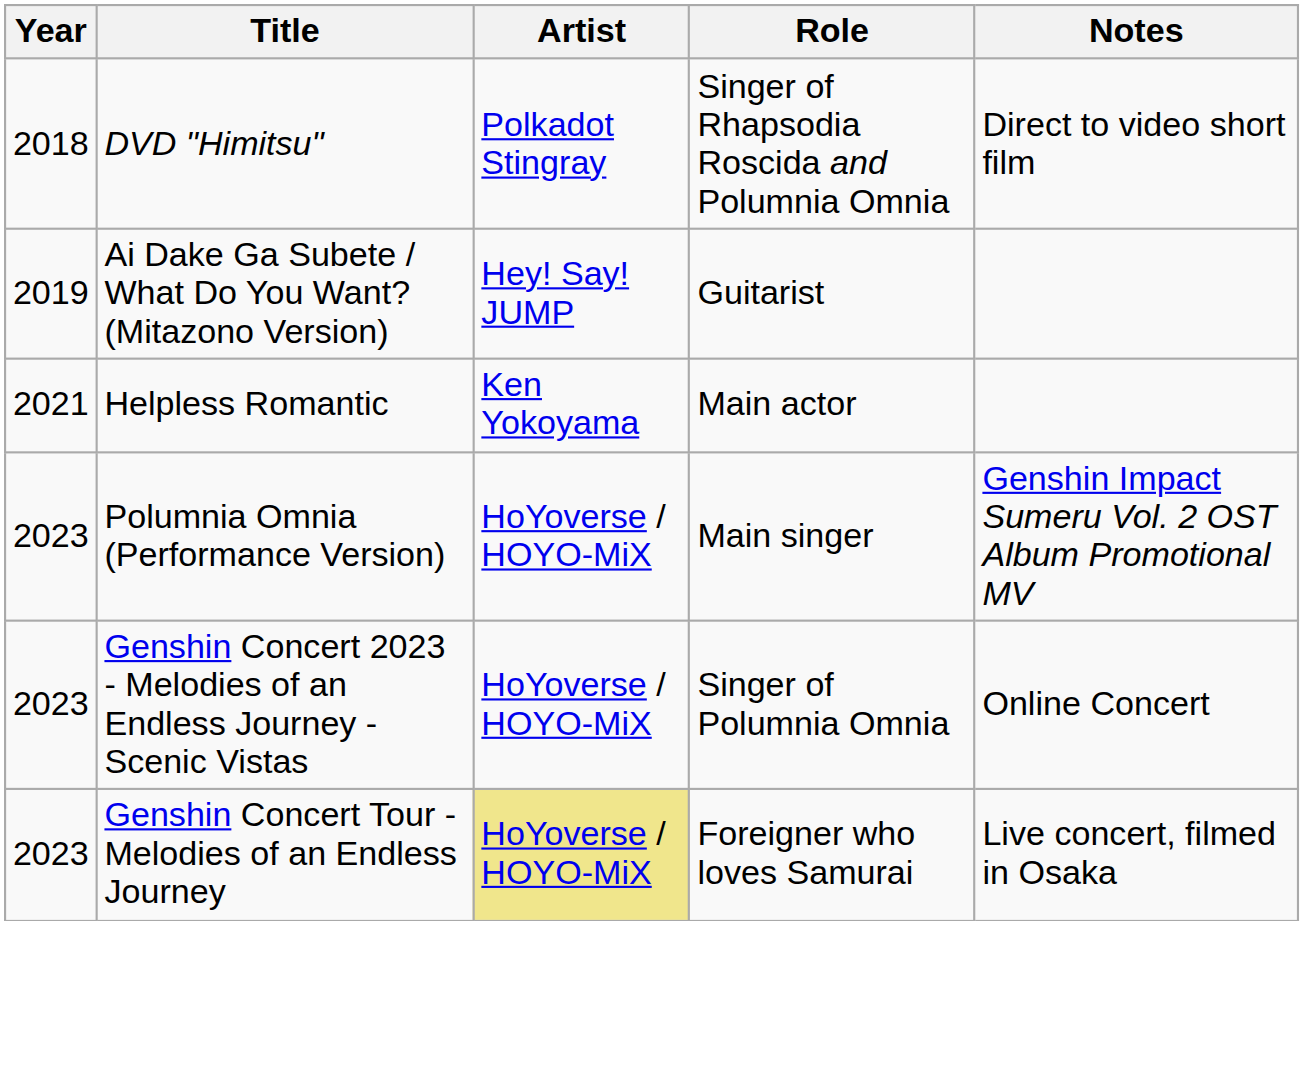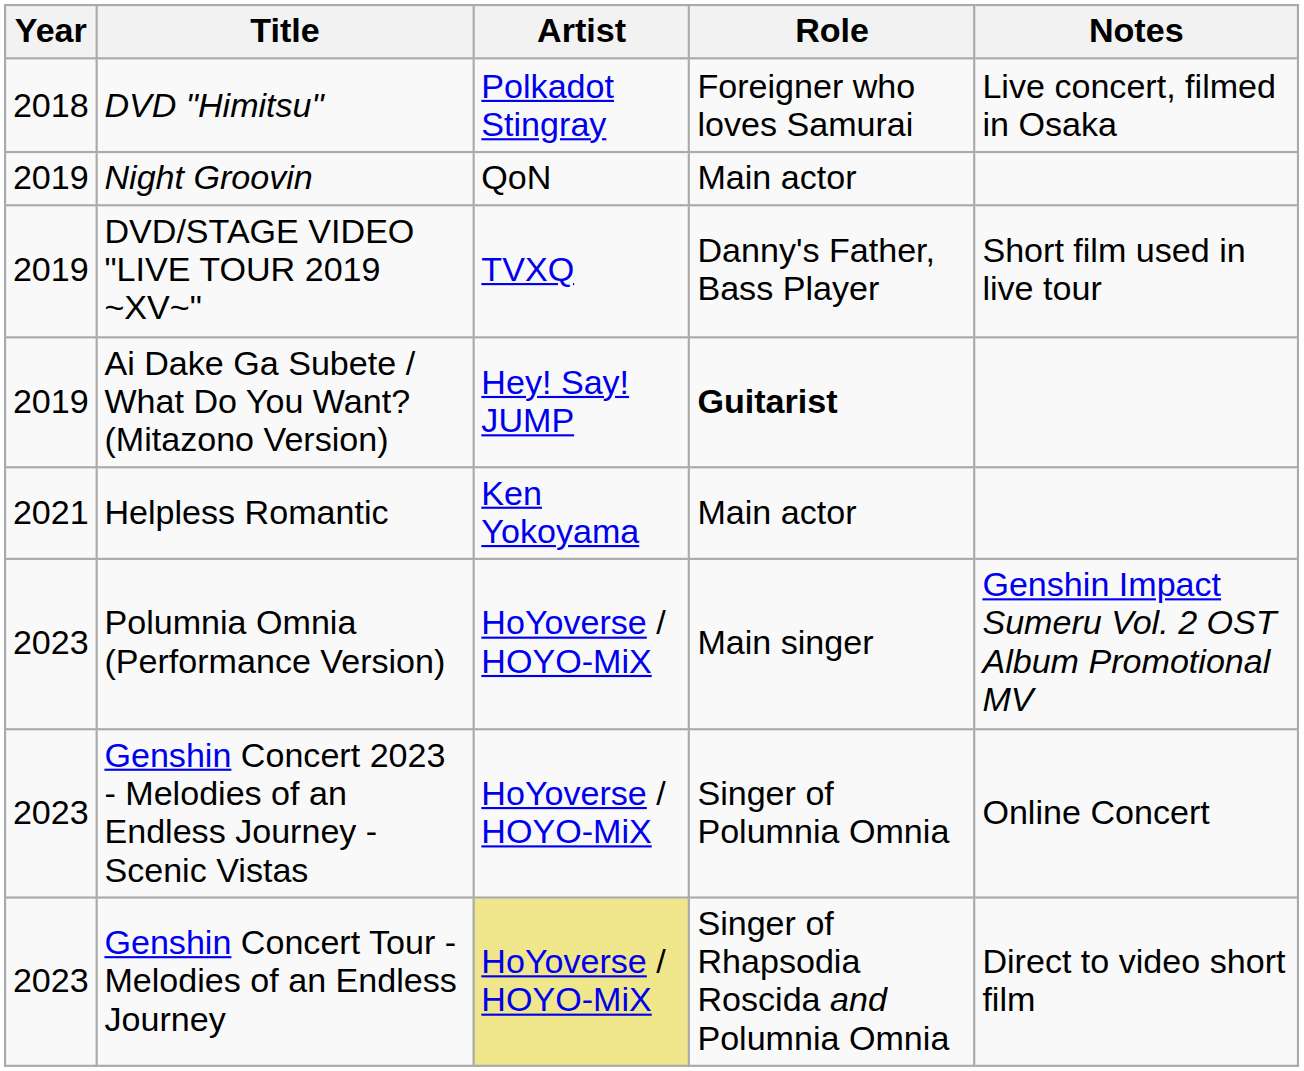(823, 143) Singer of Rhapsodia Roscida and Polumnia Omnia -> (806, 104) Foreigner who loves Samurai
(1134, 143) Direct to video short film -> (1129, 104) Live concert, filmed in Osaka
+ row: (209, 177)
+ row: (259, 270)
(761, 292) normal -> (767, 401) bold
(806, 854) Foreigner who loves Samurai -> (823, 981) Singer of Rhapsodia Roscida and Polumnia Omnia
(1129, 854) Live concert, filmed in Osaka -> (1134, 981) Direct to video short film
